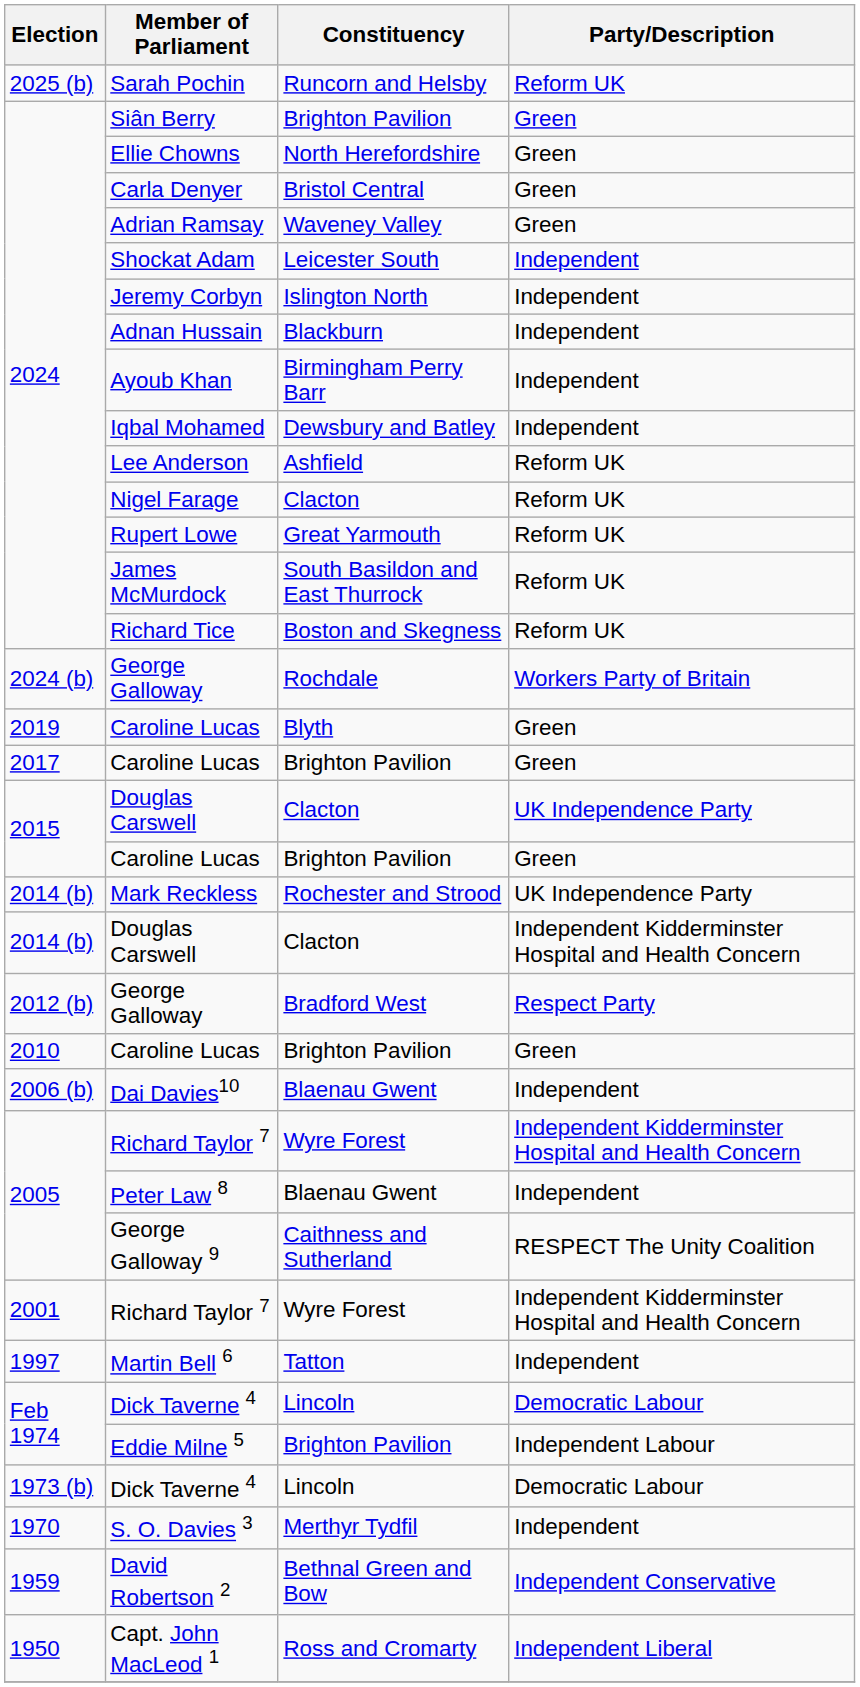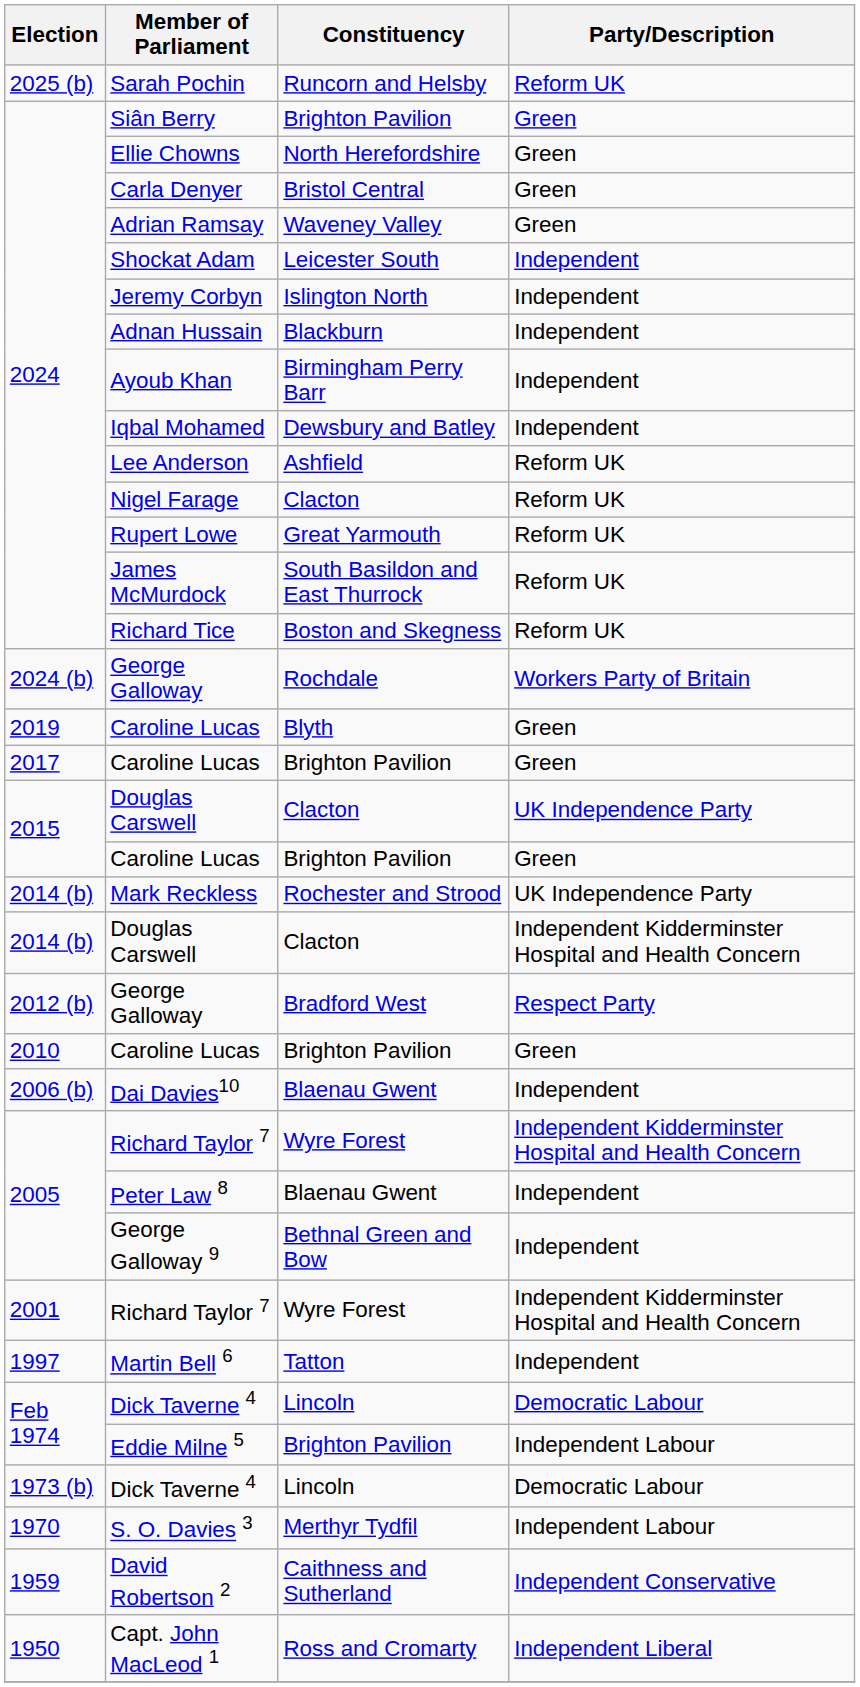(355, 1246) Caithness and Sutherland -> (377, 1246) Bethnal Green and Bow
(664, 1246) RESPECT The Unity Coalition -> (576, 1246) Independent
(576, 1527) Independent -> (614, 1527) Independent Labour
(377, 1581) Bethnal Green and Bow -> (355, 1581) Caithness and Sutherland
